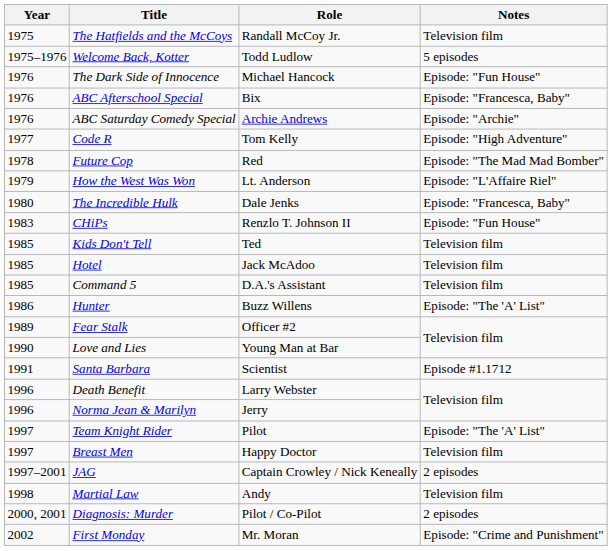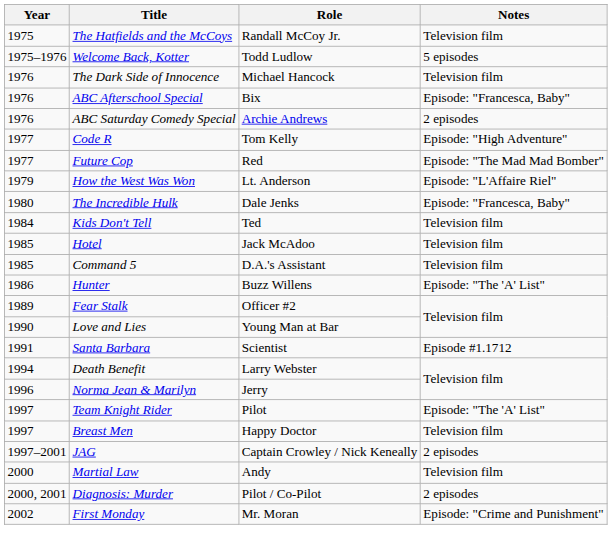(482, 77) Episode: "Fun House" -> (463, 77) Television film
(471, 118) Episode: "Archie" -> (451, 118) 2 episodes
(21, 160) 1978 -> (21, 160) 1977
- row: (90, 222)
(21, 243) 1985 -> (21, 222) 1984
(21, 389) 1996 -> (21, 368) 1994
(21, 493) 1998 -> (21, 472) 2000
